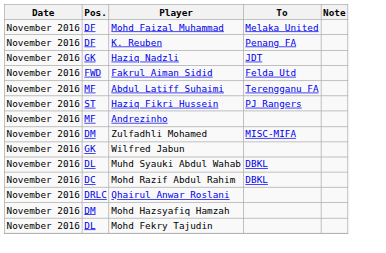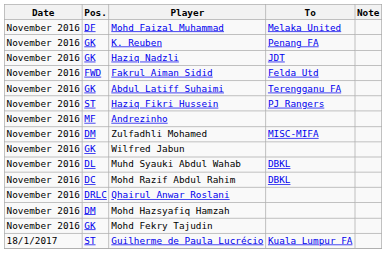(90, 42) DF -> (90, 42) GK
(90, 88) MF -> (90, 88) GK
(90, 226) DL -> (90, 226) GK
+ row: (187, 241)
